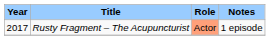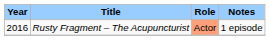(17, 28) 2017 -> (17, 28) 2016
